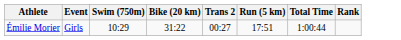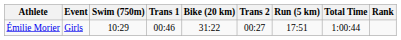+ column: (164, 12)
